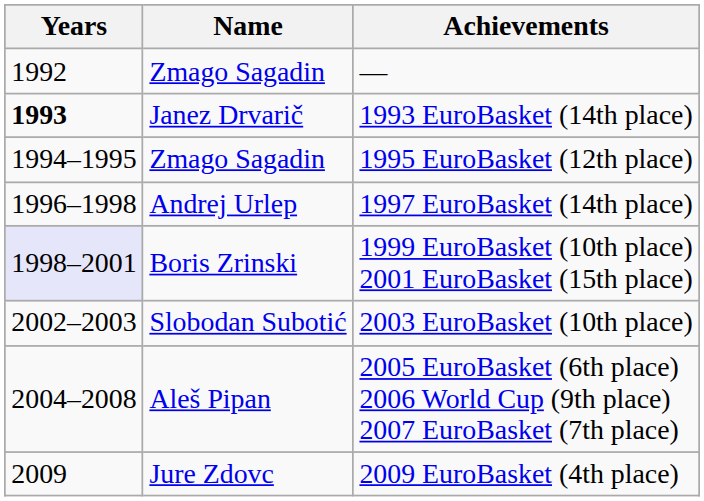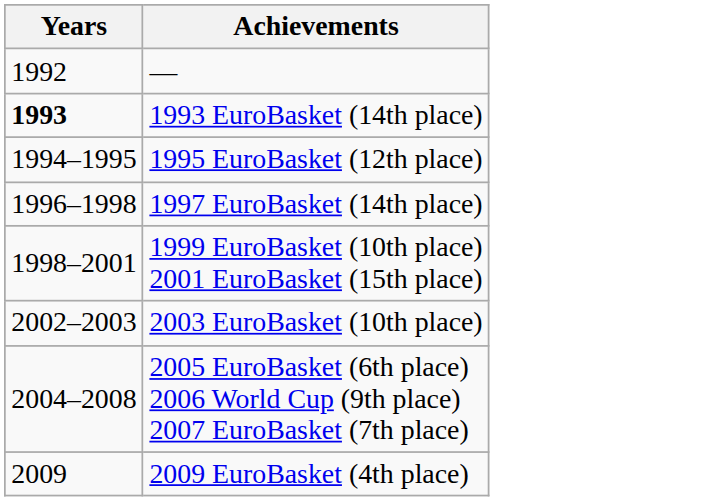- column: (248, 26)
(74, 262) lavender background -> (74, 262) no background
